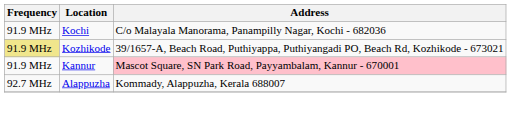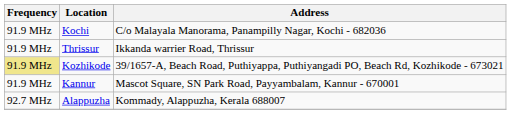+ row: (80, 48)
(257, 65) pink background -> (257, 83) no background
